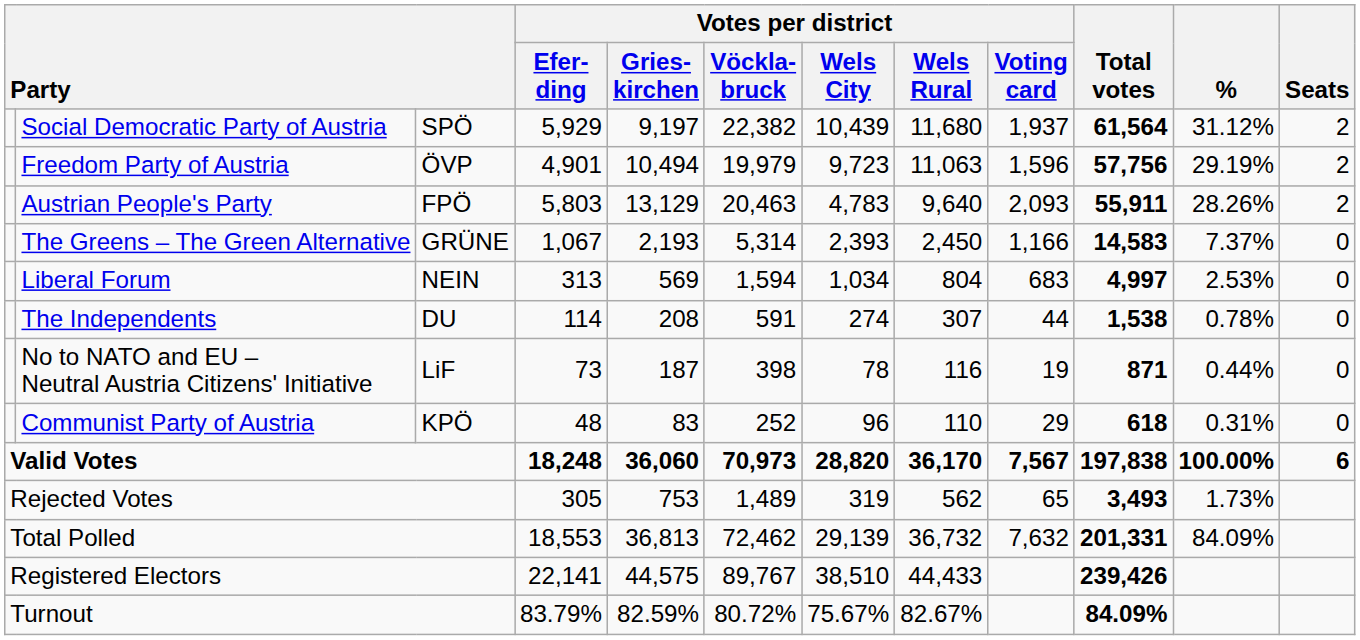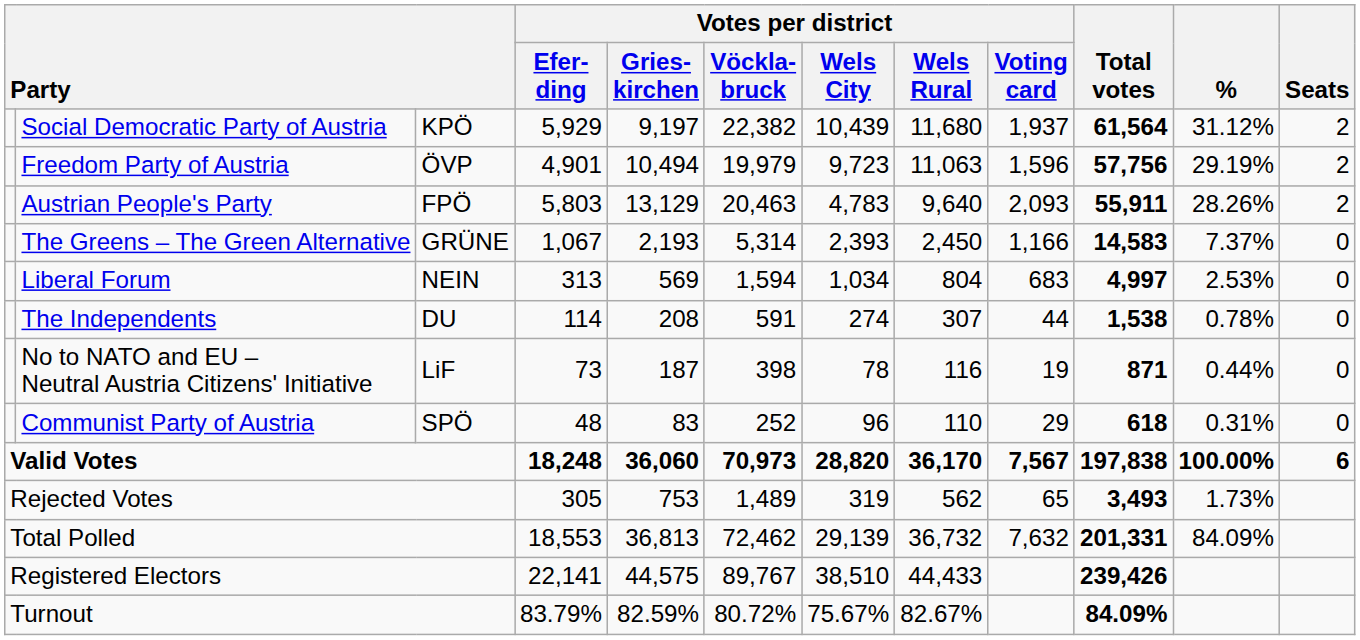(447, 127) SPÖ -> (447, 127) KPÖ
(447, 422) KPÖ -> (447, 422) SPÖ
